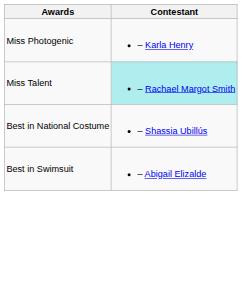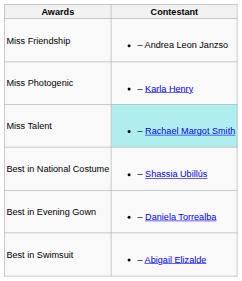+ row: (38, 40)
+ row: (51, 212)
